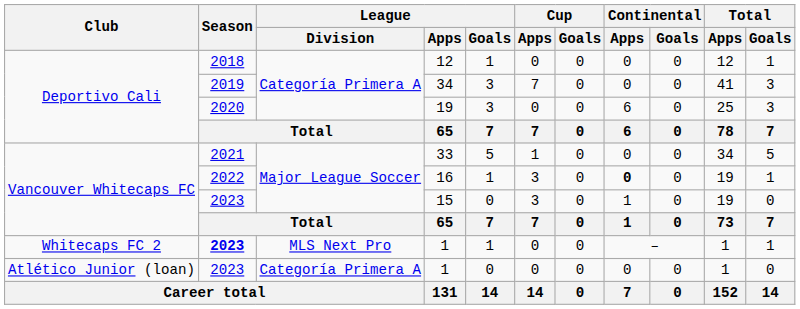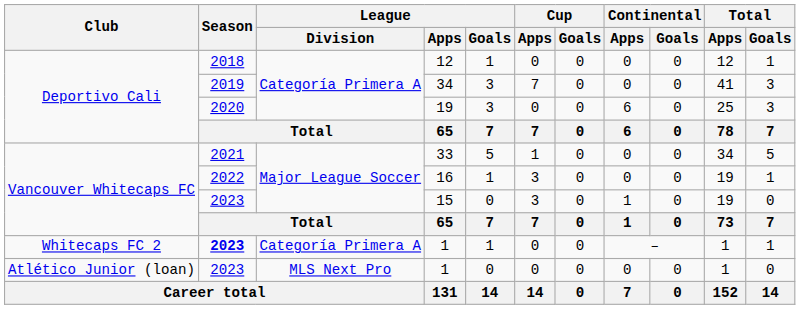(627, 178) bold -> (627, 178) normal
(340, 247) MLS Next Pro -> (340, 247) Categoría Primera A
(340, 270) Categoría Primera A -> (340, 270) MLS Next Pro
